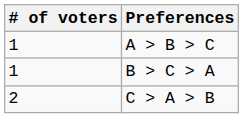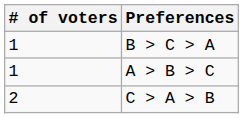rows swapped: (170, 45) <-> (170, 72)
